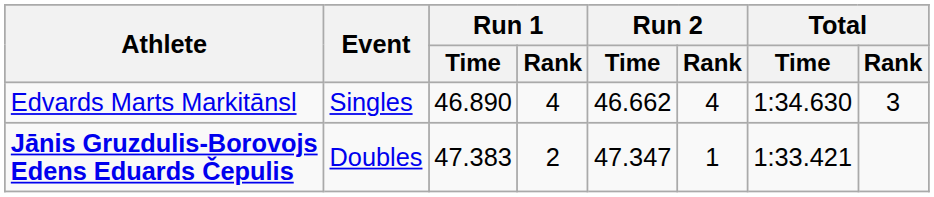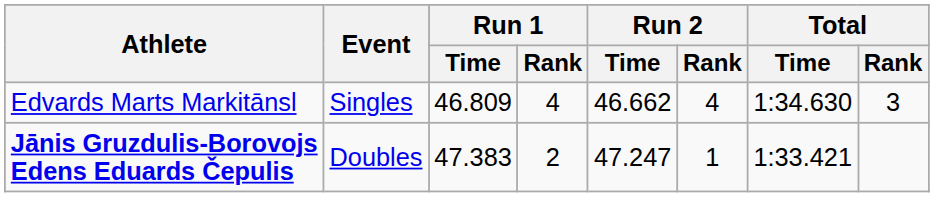(473, 103) 46.890 -> (473, 103) 46.809
(633, 157) 47.347 -> (633, 157) 47.247
